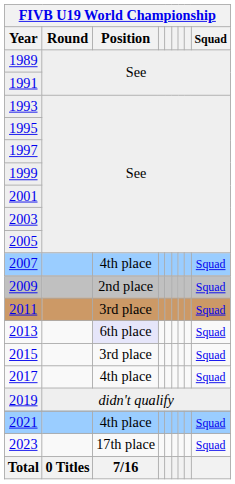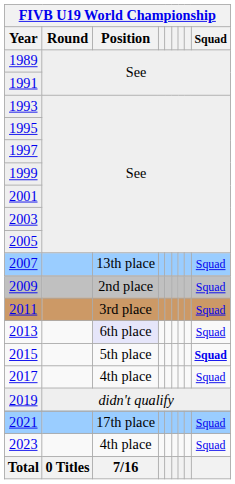(126, 264) 4th place -> (126, 264) 13th place
(126, 354) 3rd place -> (126, 354) 5th place
(211, 355) normal -> (211, 354) bold
(126, 422) 4th place -> (126, 422) 17th place
(126, 444) 17th place -> (126, 444) 4th place
